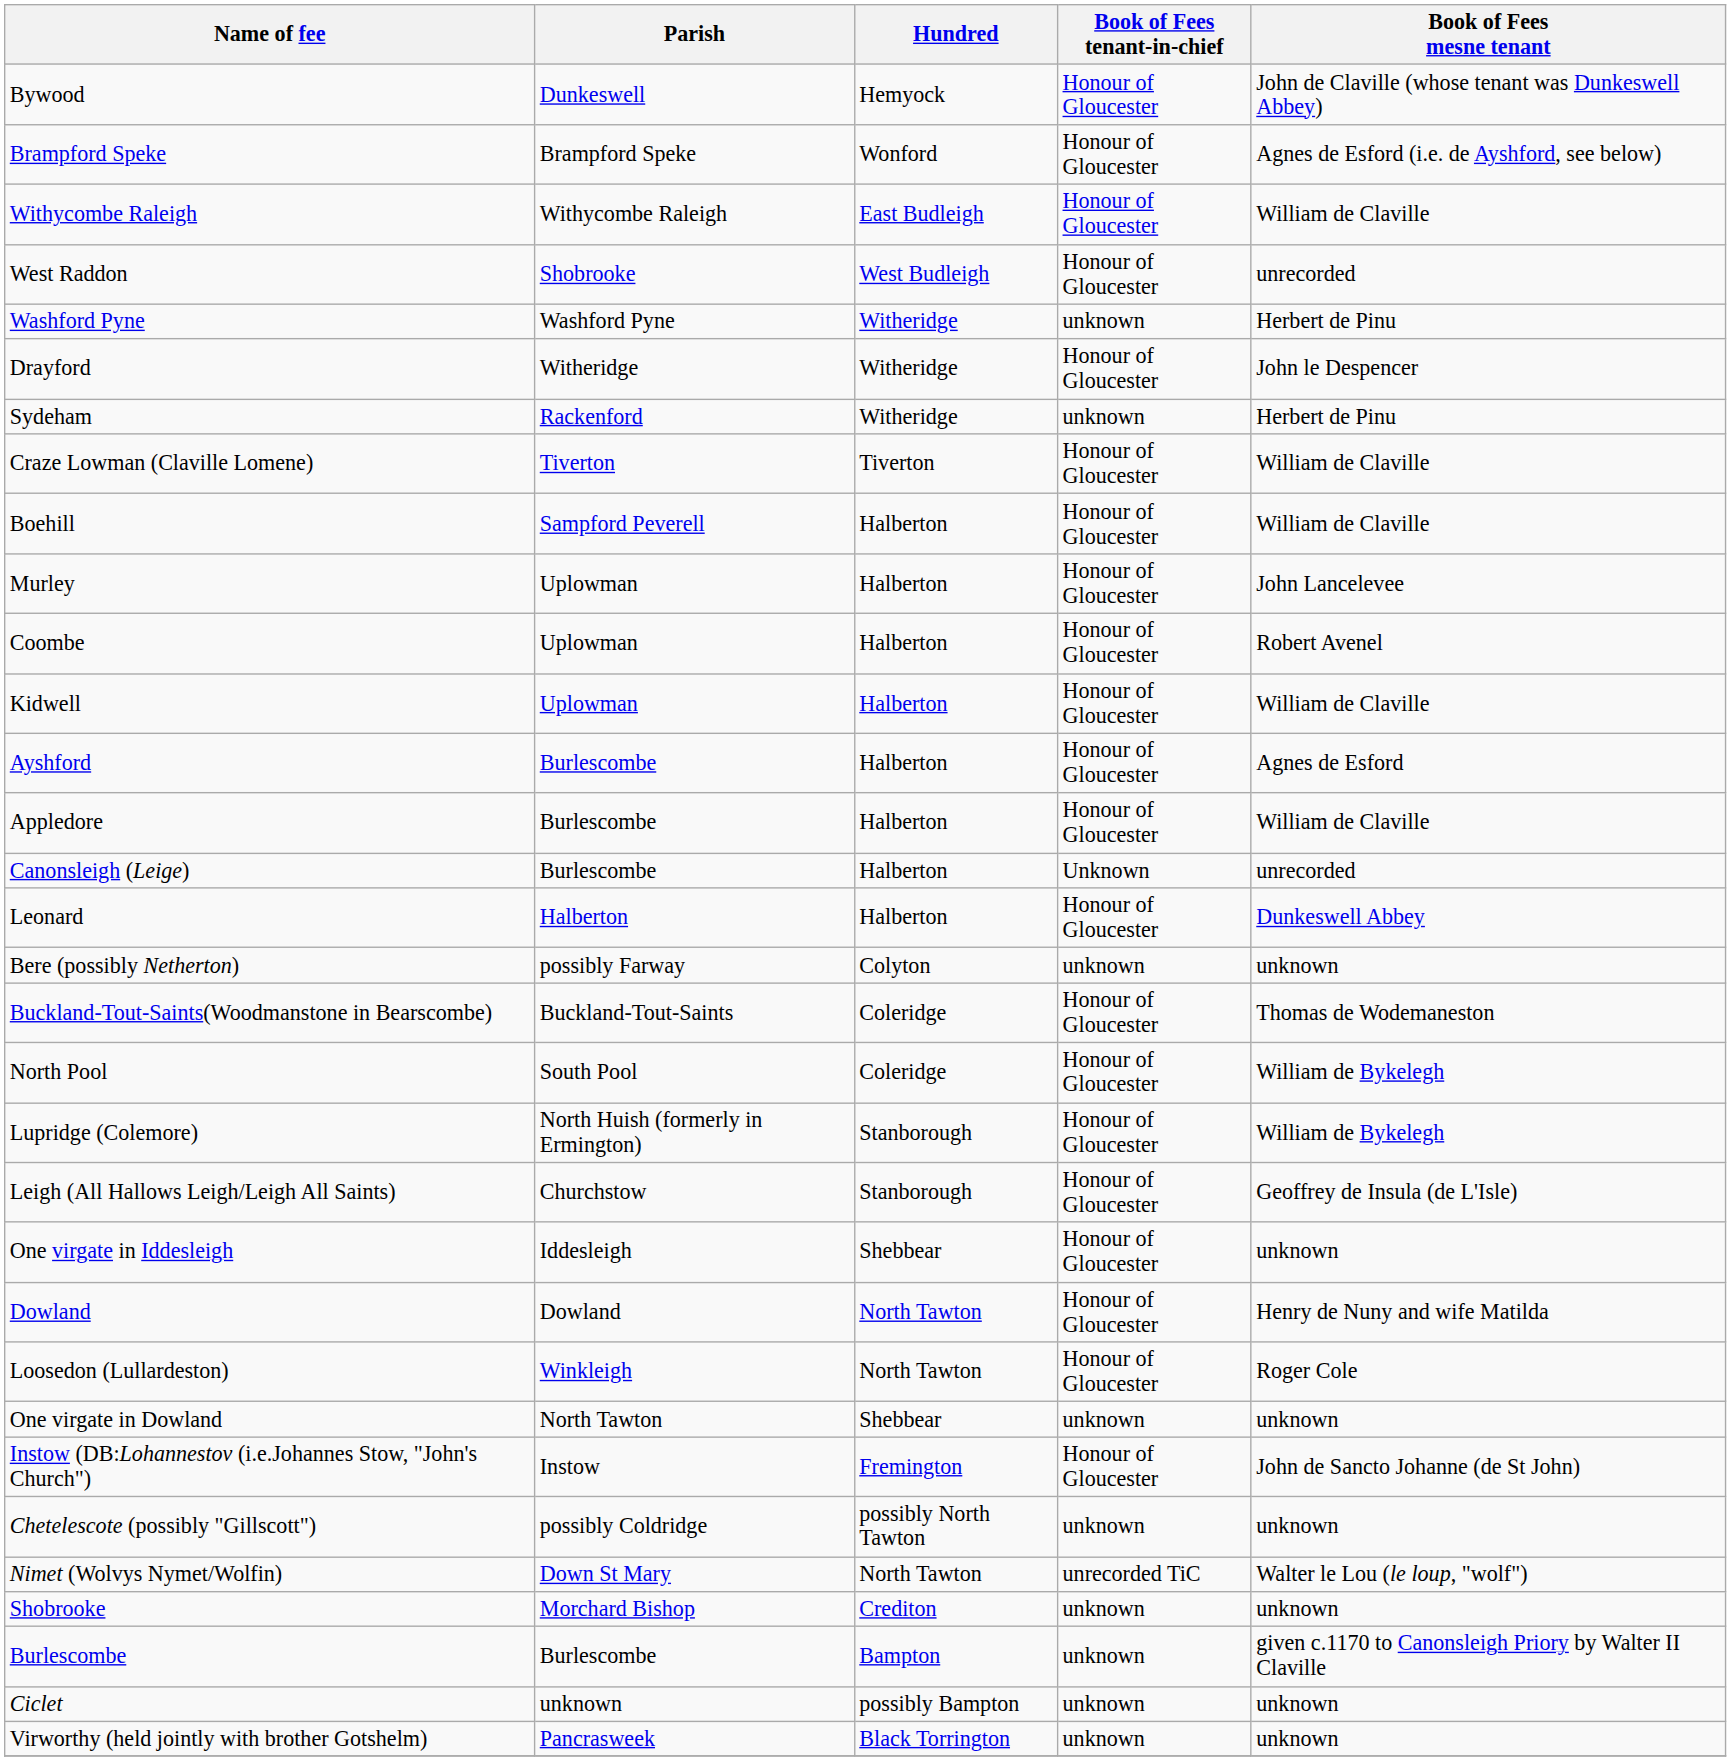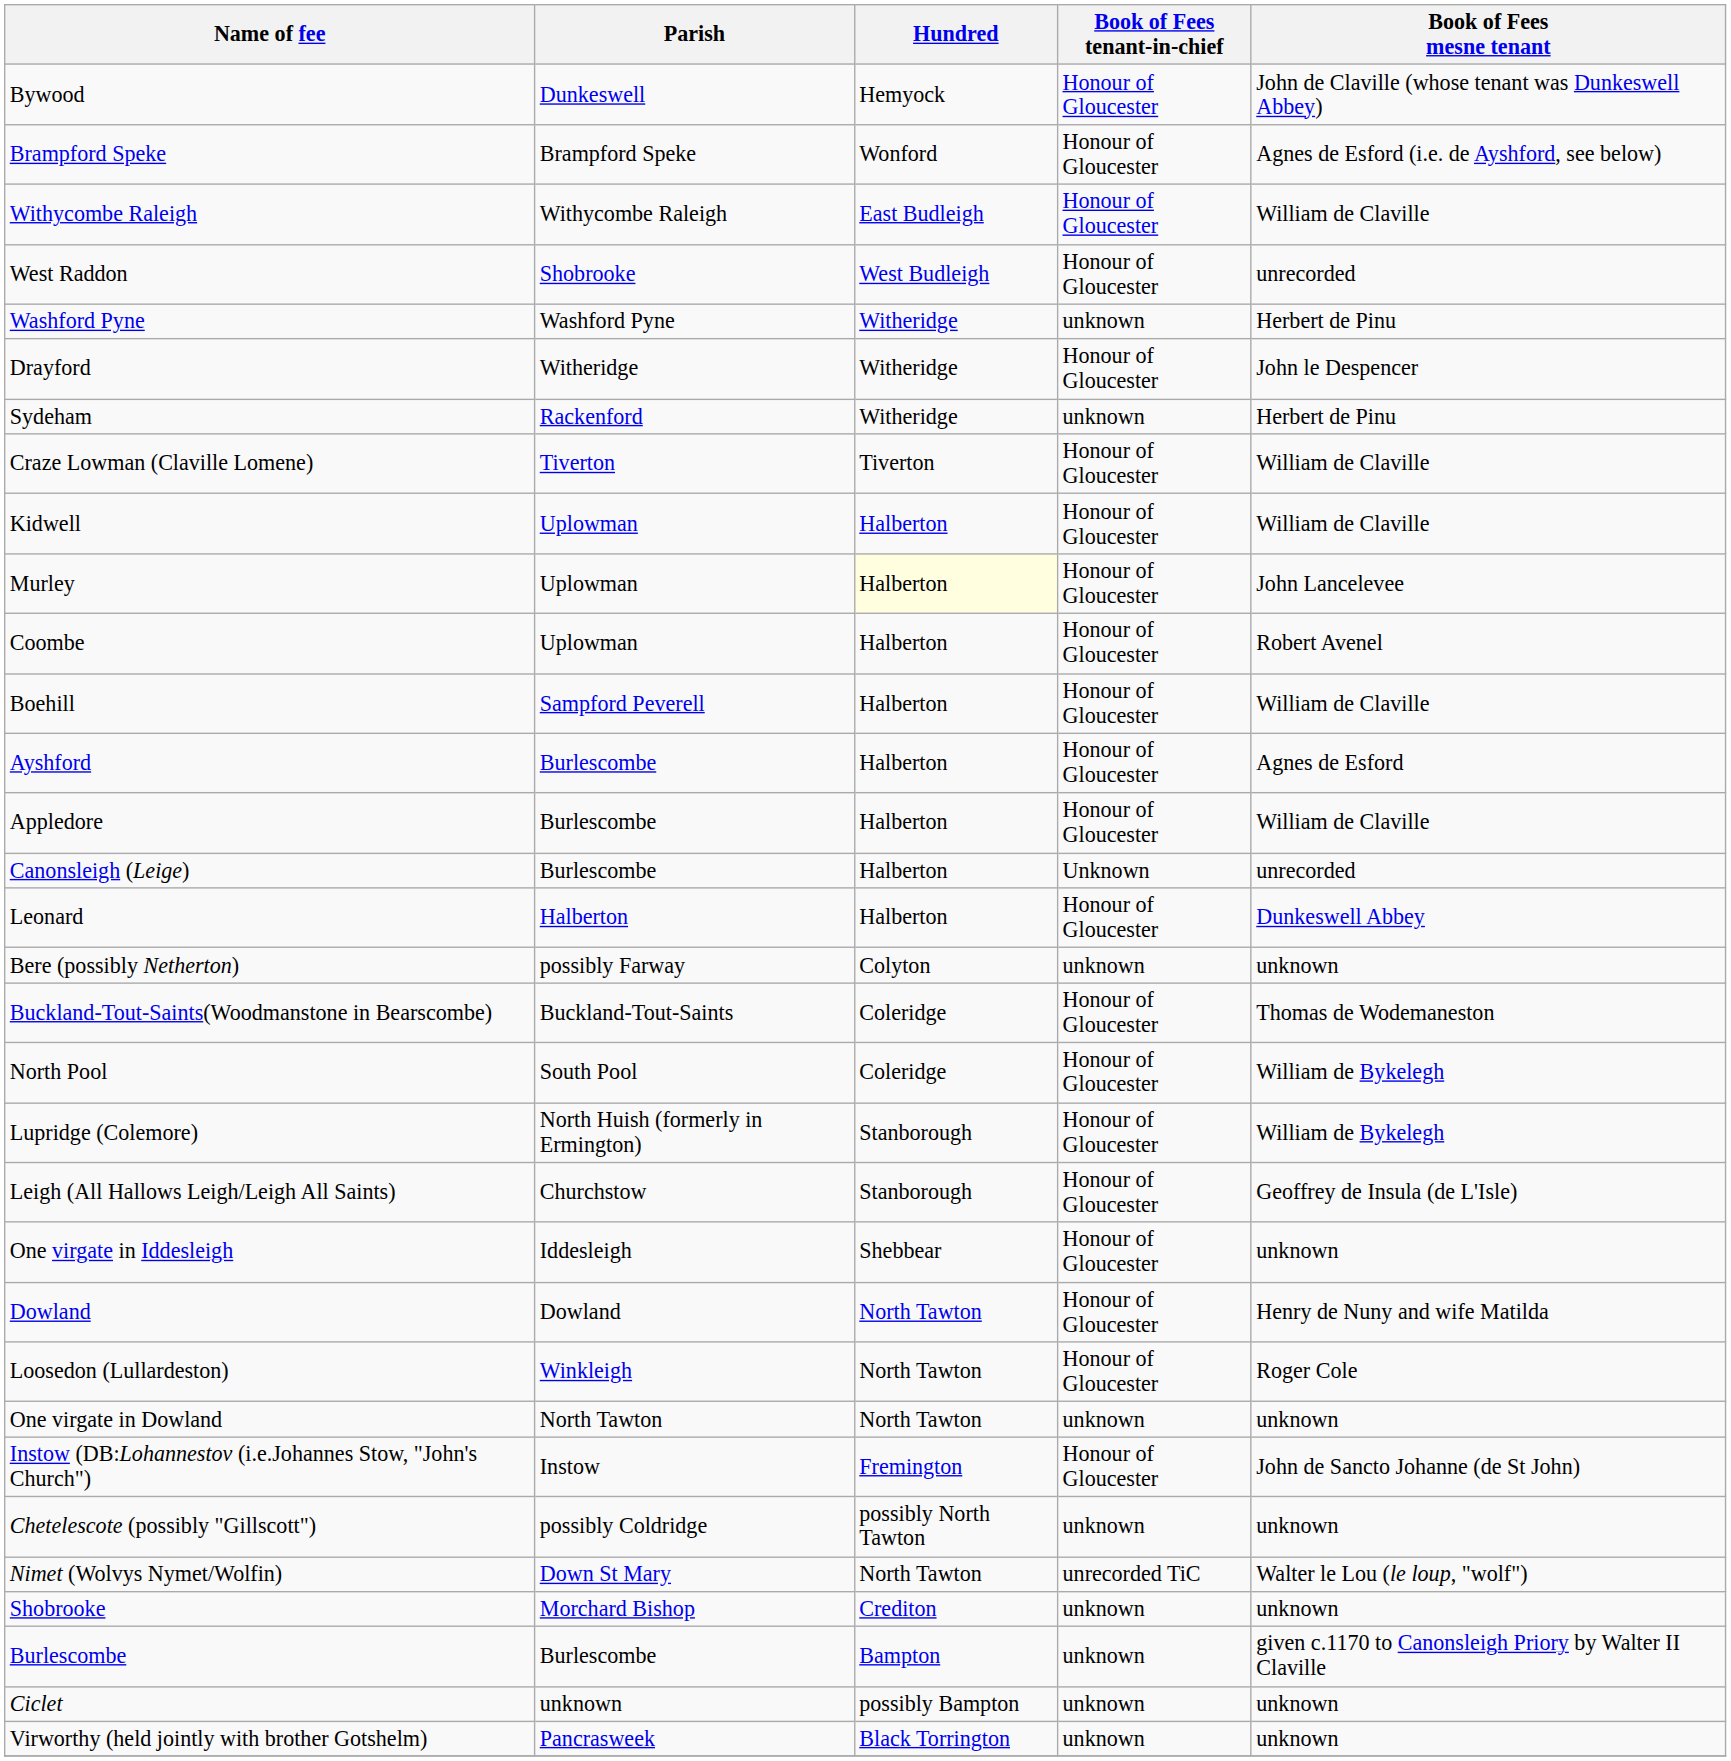rows swapped: (45, 703) <-> (42, 523)
(903, 583) no background -> (903, 583) lightyellow background
(900, 1419) Shebbear -> (921, 1419) North Tawton
